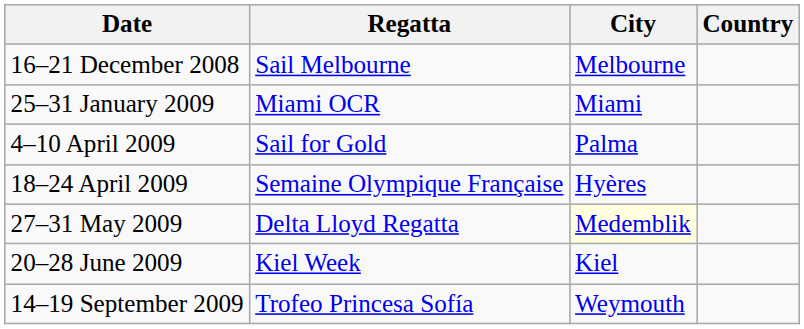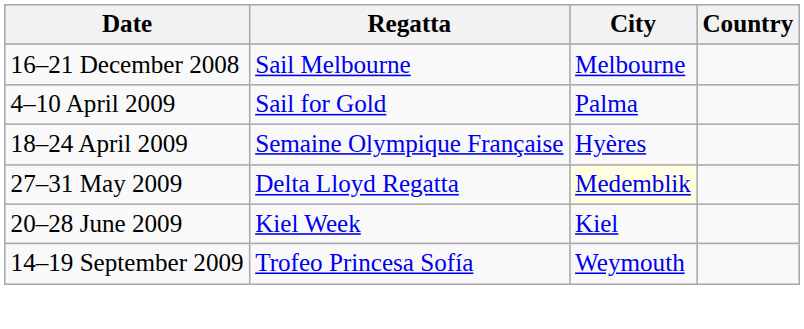- row: (112, 104)
